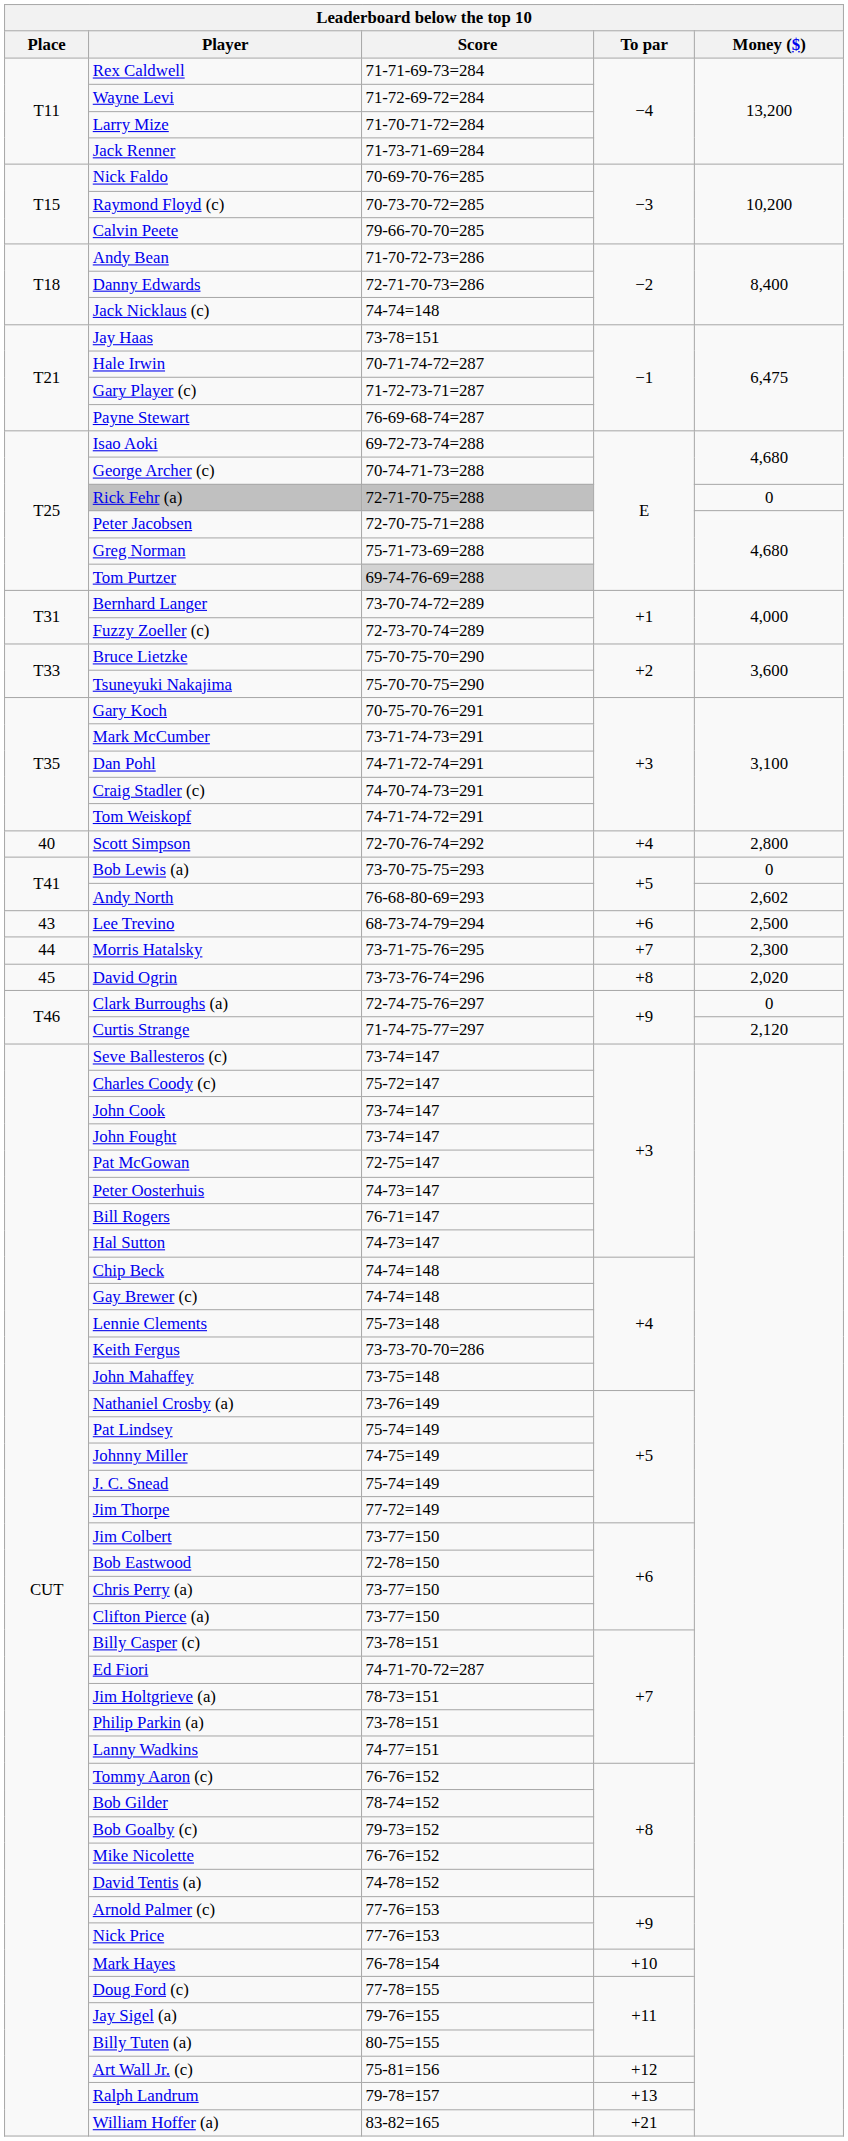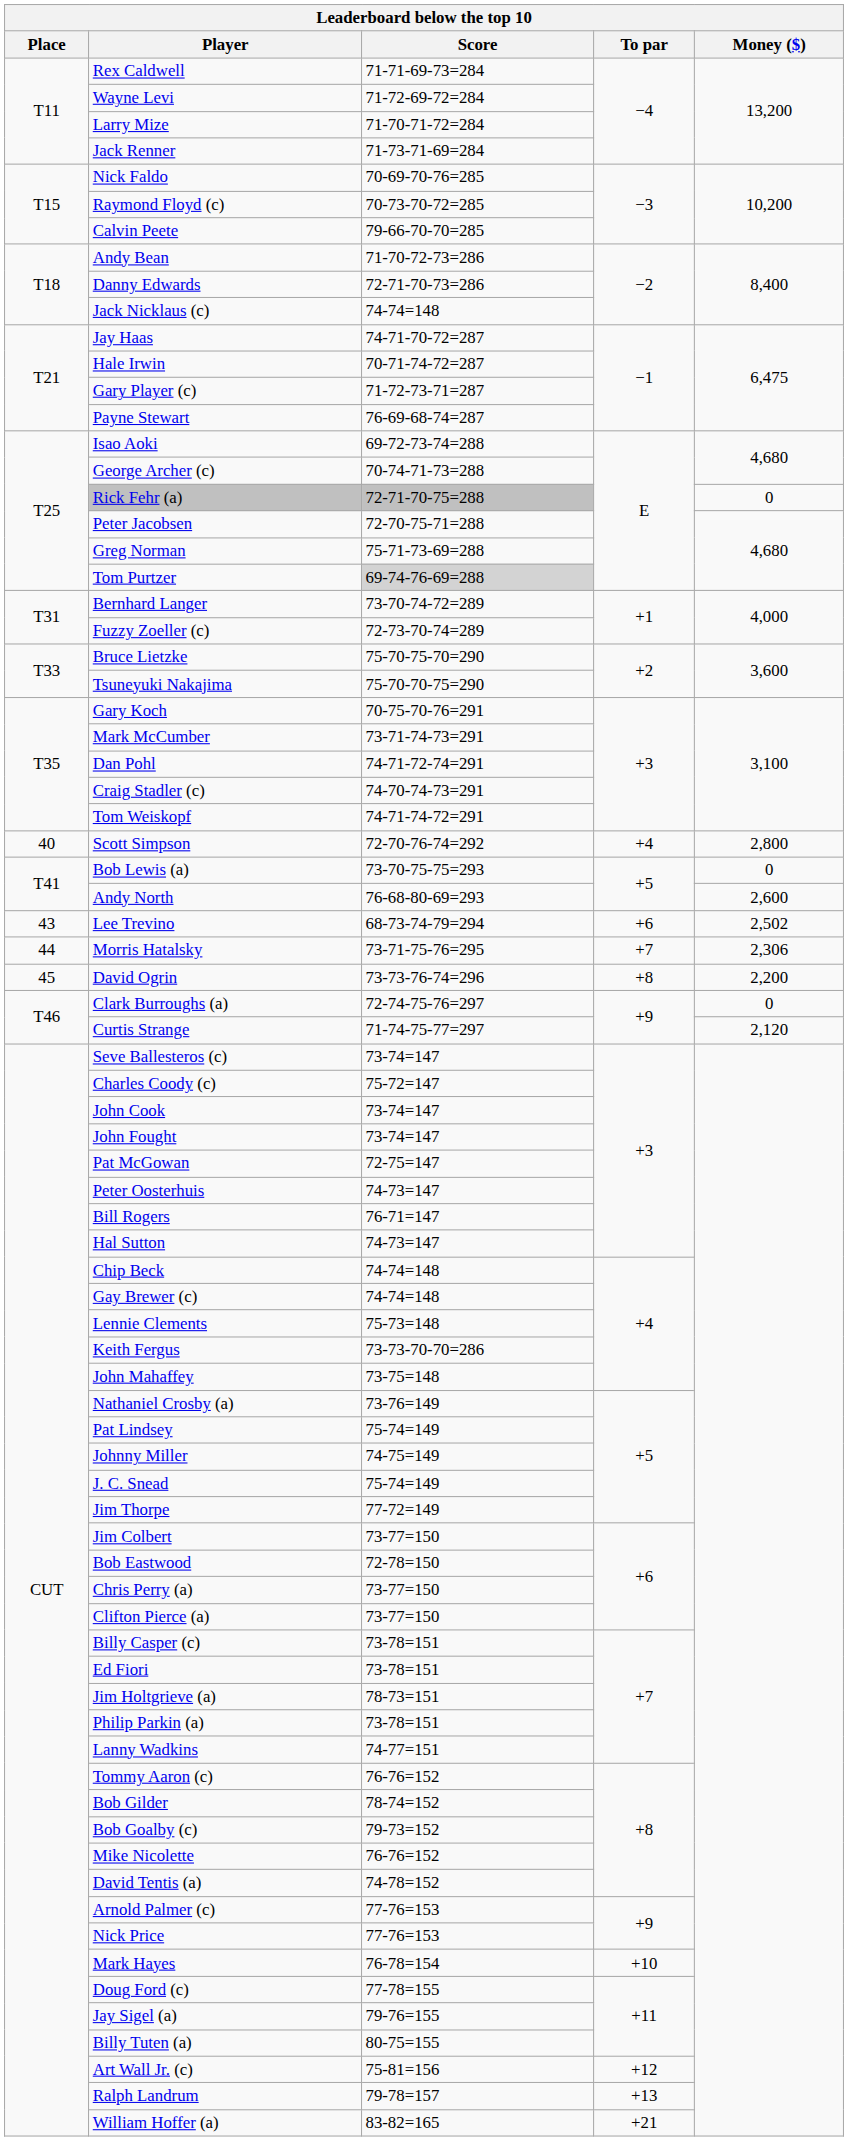(402, 337) 73-78=151 -> (425, 337) 74-71-70-72=287
(769, 897) 2,602 -> (769, 897) 2,600
(769, 923) 2,500 -> (769, 923) 2,502
(769, 950) 2,300 -> (769, 950) 2,306
(769, 976) 2,020 -> (769, 976) 2,200
(425, 1669) 74-71-70-72=287 -> (402, 1669) 73-78=151
